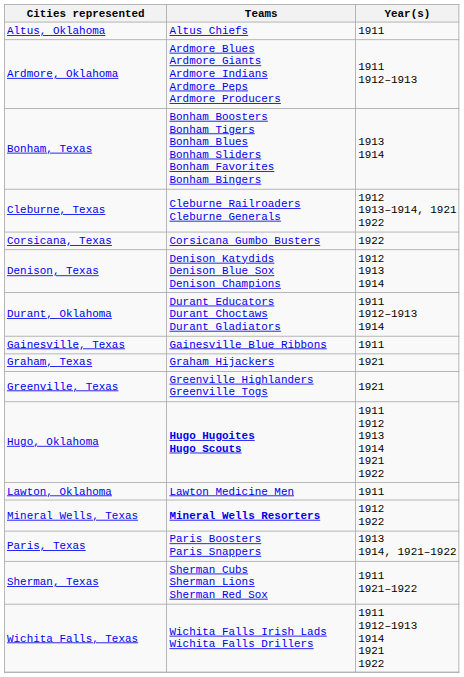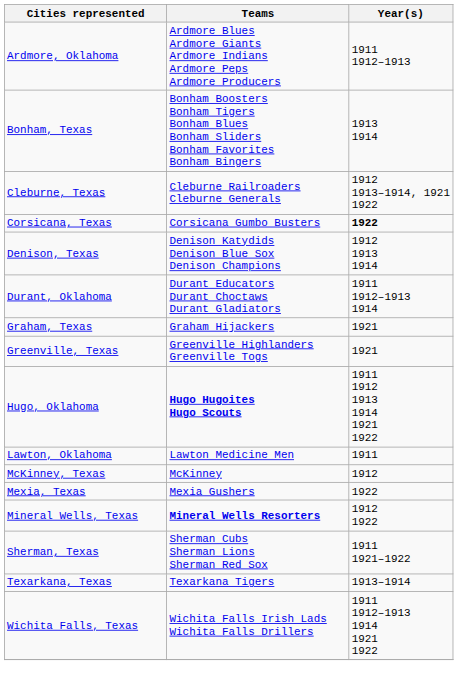- row: (56, 31)
(371, 241) normal -> (365, 223) bold
- row: (66, 345)
+ row: (56, 474)
+ row: (46, 491)
- row: (46, 546)
+ row: (59, 583)
